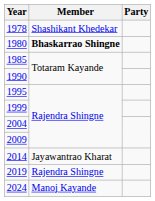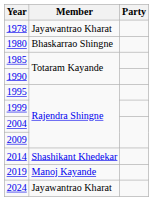(74, 28) Shashikant Khedekar -> (72, 28) Jayawantrao Kharat
(76, 44) bold -> (72, 44) normal
(72, 156) Jayawantrao Kharat -> (74, 156) Shashikant Khedekar
(67, 172) Rajendra Shingne -> (64, 172) Manoj Kayande
(64, 188) Manoj Kayande -> (72, 188) Jayawantrao Kharat
